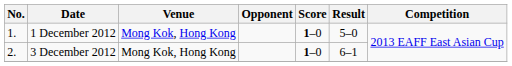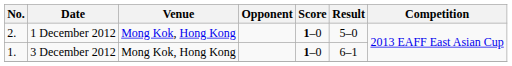(12, 33) 1. -> (12, 33) 2.
(12, 52) 2. -> (12, 52) 1.
